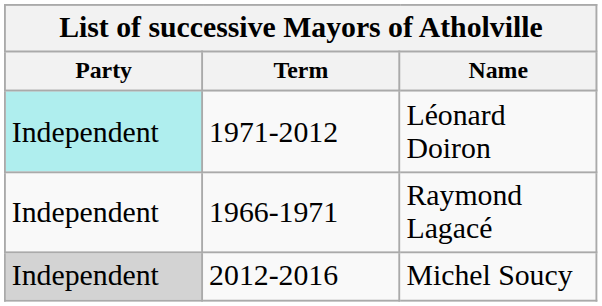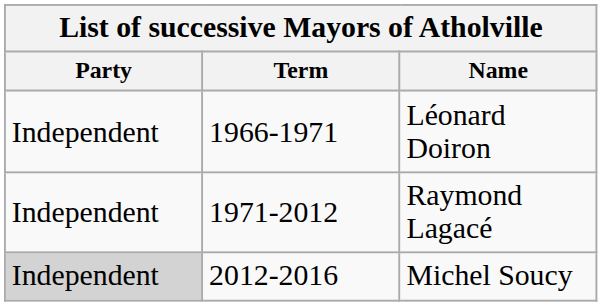(85, 131) paleturquoise background -> (85, 131) no background
(274, 131) 1971-2012 -> (274, 131) 1966-1971
(274, 211) 1966-1971 -> (274, 211) 1971-2012
